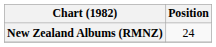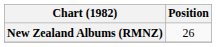(189, 32) 24 -> (189, 32) 26
